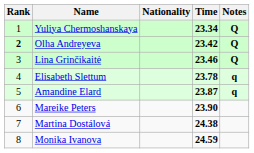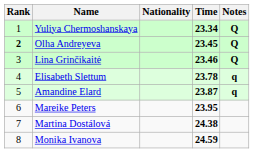(206, 44) 23.42 -> (206, 44) 23.45
(206, 108) 23.90 -> (206, 108) 23.95
